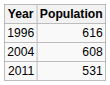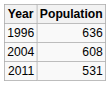(93, 33) 616 -> (93, 33) 636
